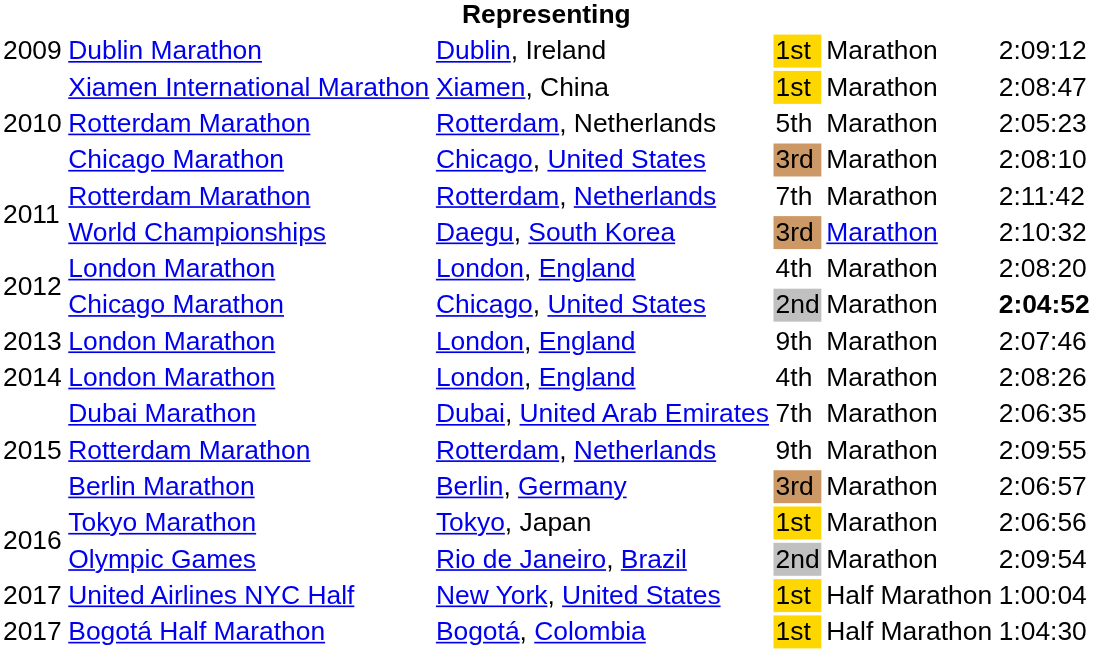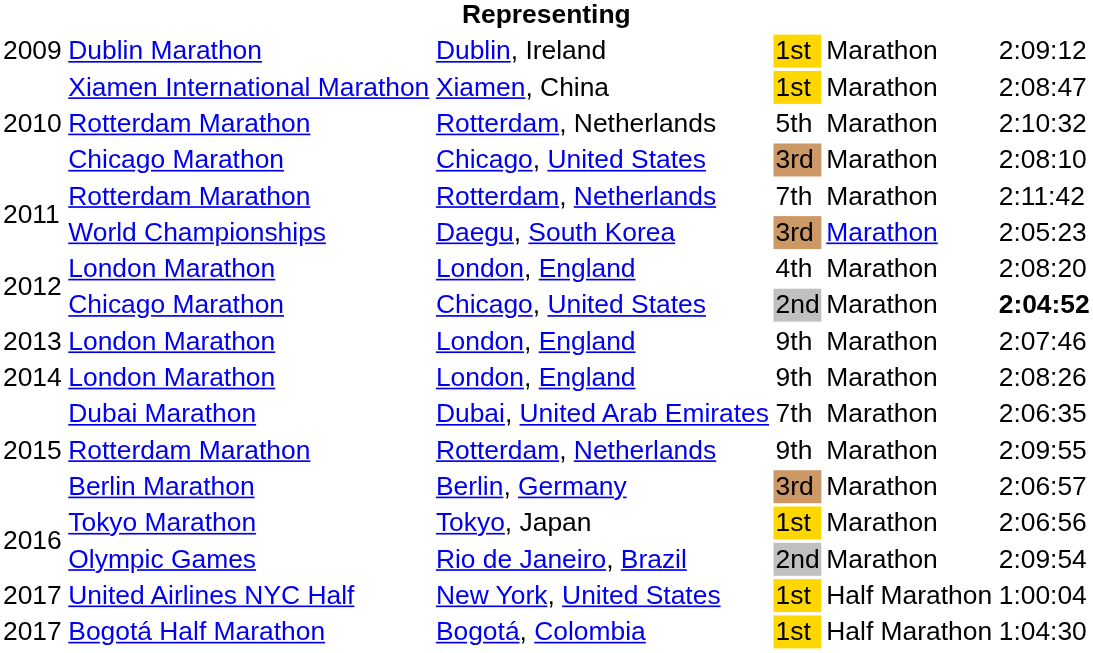(1043, 123) 2:05:23 -> (1043, 123) 2:10:32
(1043, 232) 2:10:32 -> (1043, 232) 2:05:23
(794, 377) 4th -> (794, 377) 9th
